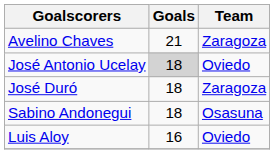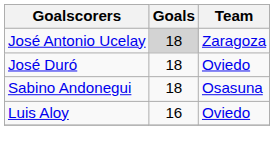- row: (61, 40)
(226, 64) Oviedo -> (234, 40) Zaragoza
(234, 88) Zaragoza -> (226, 64) Oviedo
